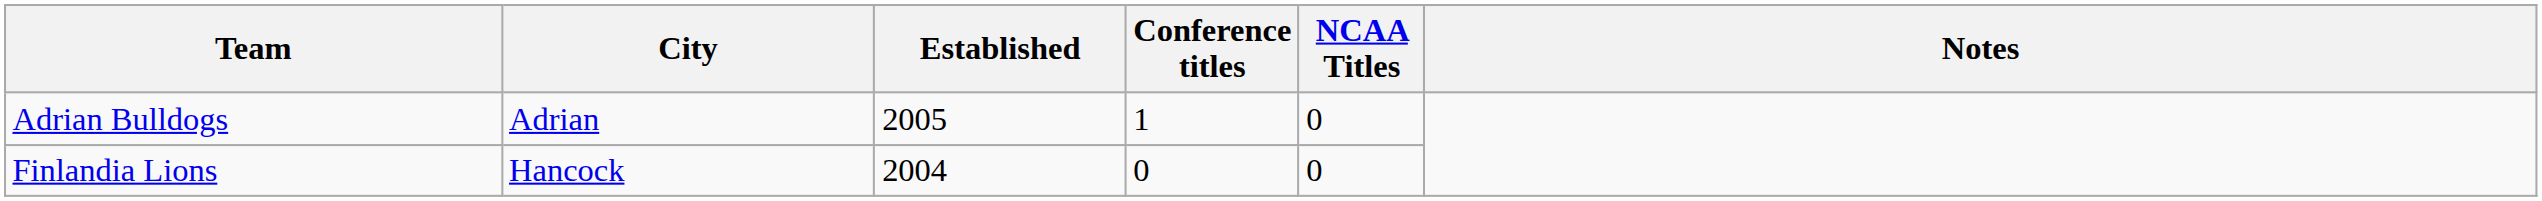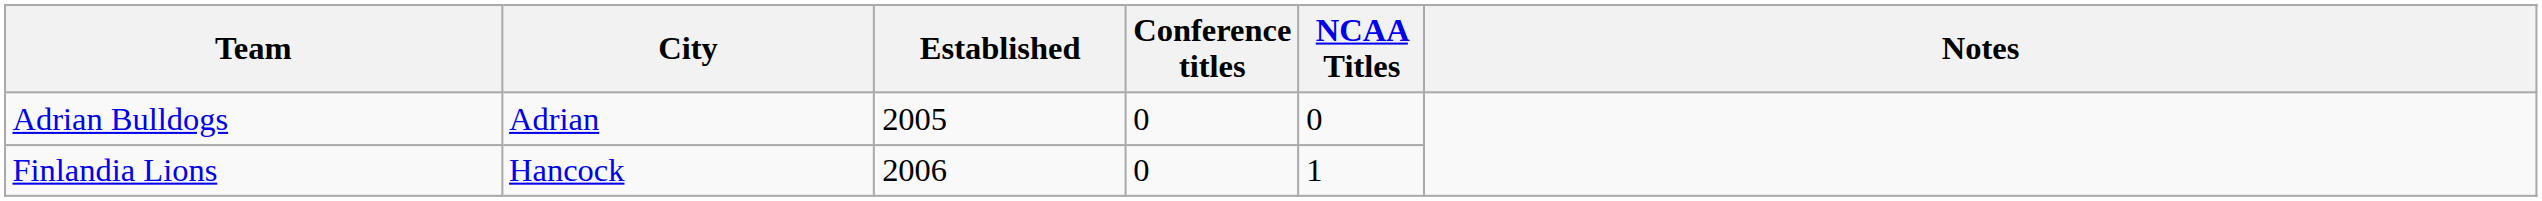(1141, 118) 1 -> (1141, 118) 0
(915, 169) 2004 -> (915, 169) 2006
(1314, 169) 0 -> (1314, 169) 1
